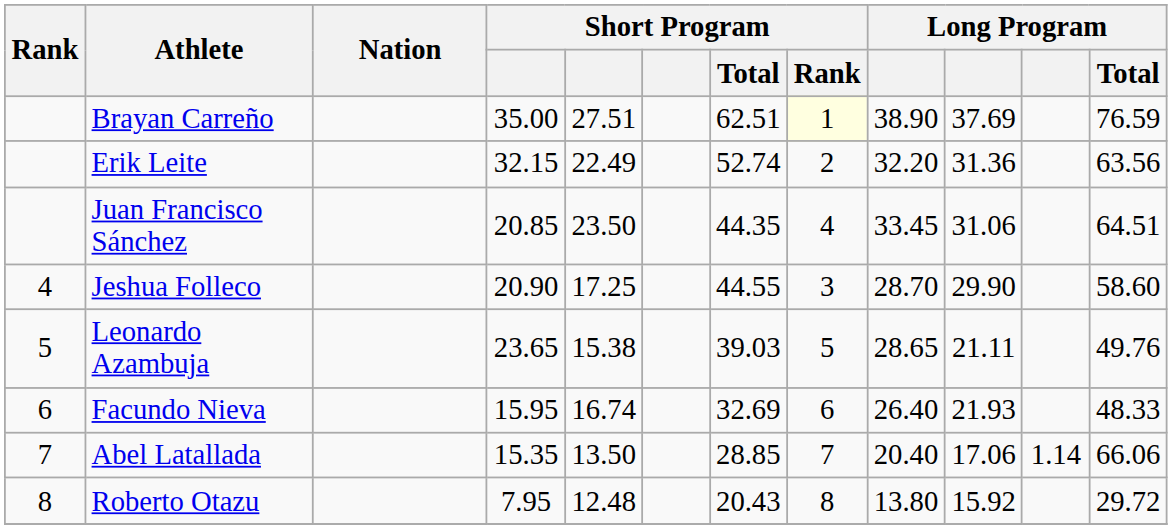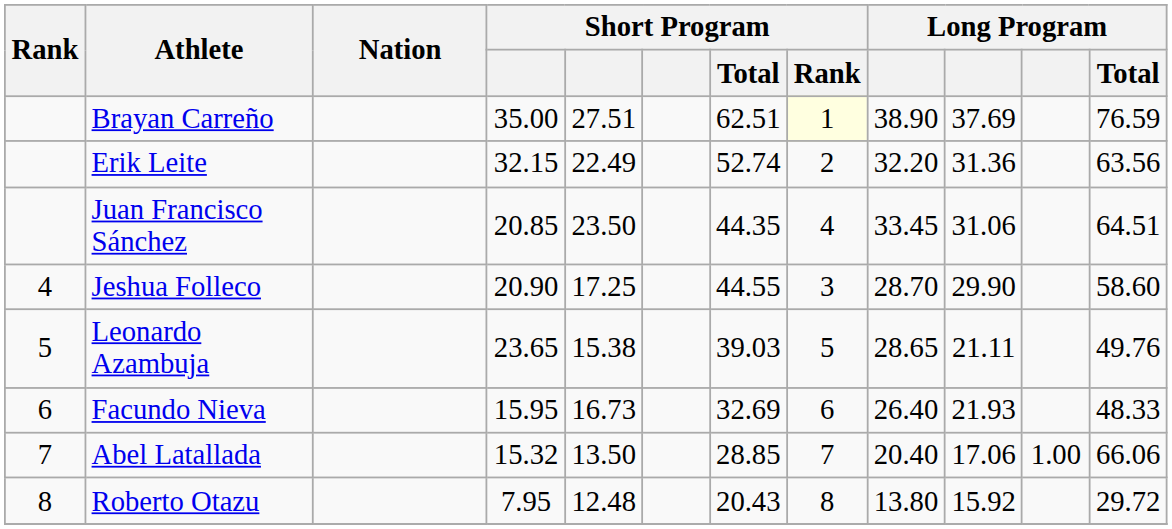(604, 409) 16.74 -> (604, 409) 16.73
(526, 455) 15.35 -> (526, 455) 15.32
(1056, 455) 1.14 -> (1056, 455) 1.00
